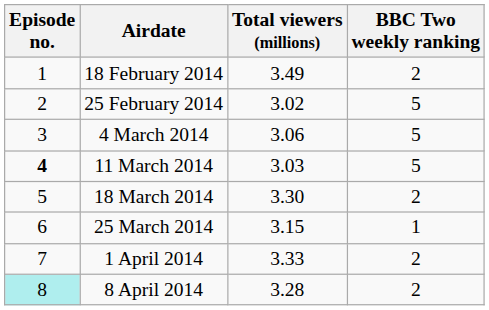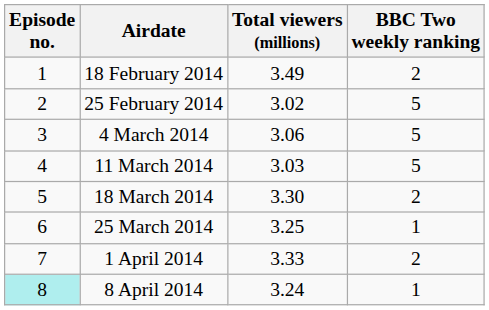(42, 165) bold -> (42, 165) normal
(287, 227) 3.15 -> (287, 227) 3.25
(287, 289) 3.28 -> (287, 289) 3.24
(416, 289) 2 -> (416, 289) 1
